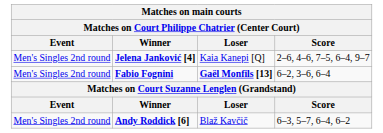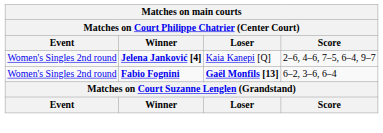(62, 58) Men's Singles 2nd round -> (62, 58) Women's Singles 2nd round
(62, 74) Men's Singles 2nd round -> (62, 74) Women's Singles 2nd round
- row: (152, 120)
